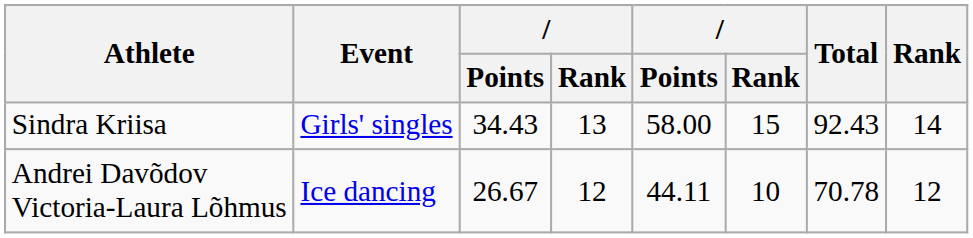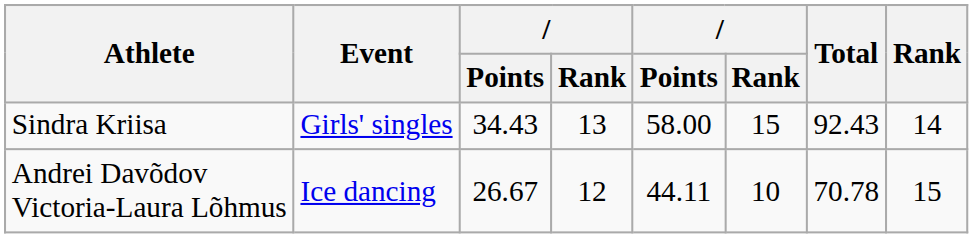(927, 190) 12 -> (927, 190) 15
